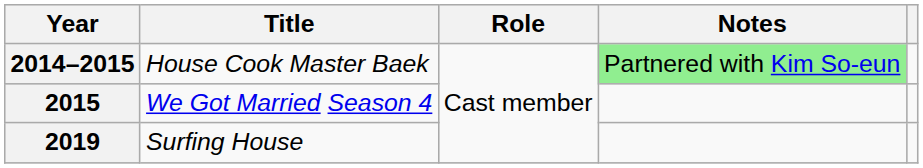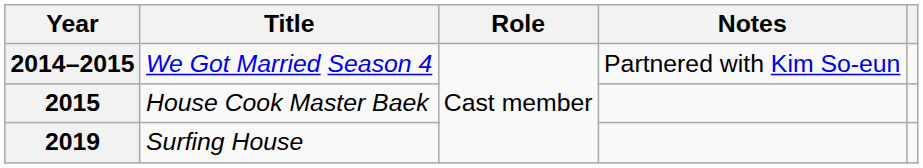(287, 63) House Cook Master Baek -> (289, 63) We Got Married Season 4
(752, 63) lightgreen background -> (752, 63) no background
(289, 102) We Got Married Season 4 -> (287, 102) House Cook Master Baek
